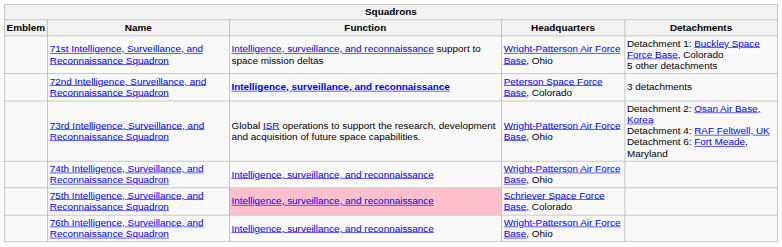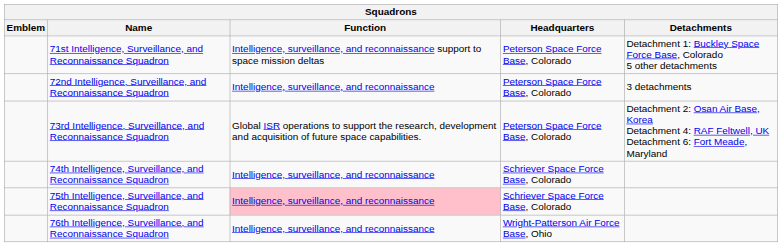(562, 54) Wright-Patterson Air Force Base, Ohio -> (552, 54) Peterson Space Force Base, Colorado
(341, 87) bold -> (333, 87) normal
(562, 131) Wright-Patterson Air Force Base, Ohio -> (552, 131) Peterson Space Force Base, Colorado
(562, 174) Wright-Patterson Air Force Base, Ohio -> (553, 174) Schriever Space Force Base, Colorado
